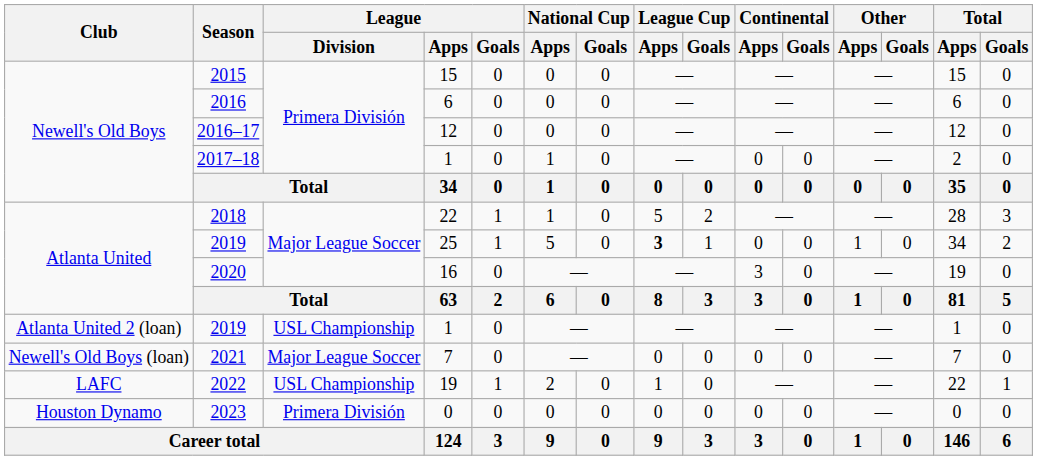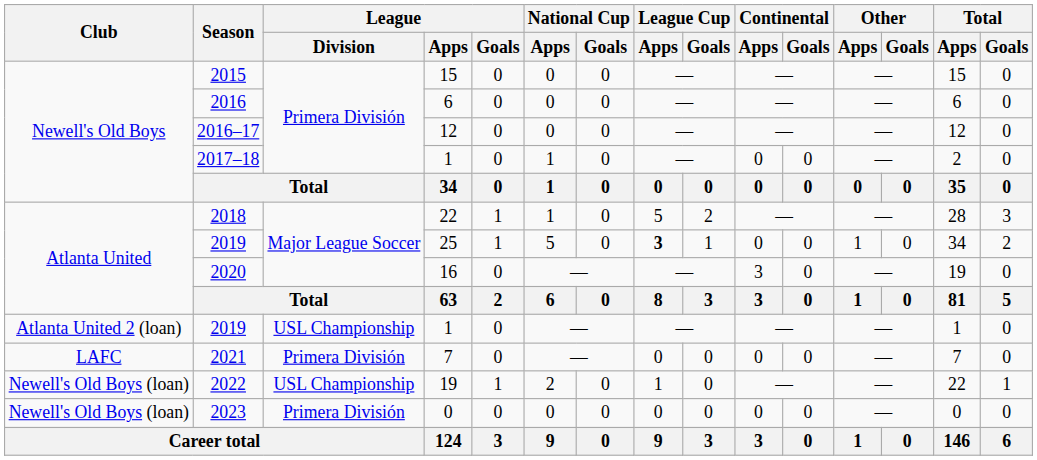(99, 356) Newell's Old Boys (loan) -> (99, 356) LAFC
(344, 356) Major League Soccer -> (344, 356) Primera División
(99, 384) LAFC -> (99, 384) Newell's Old Boys (loan)
(99, 412) Houston Dynamo -> (99, 412) Newell's Old Boys (loan)
